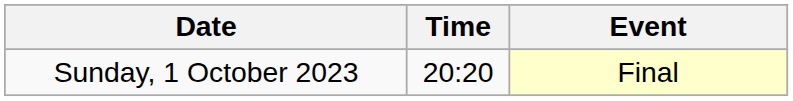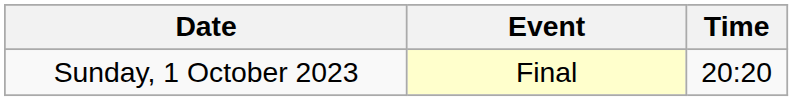columns swapped: (458, 26) <-> (648, 26)
